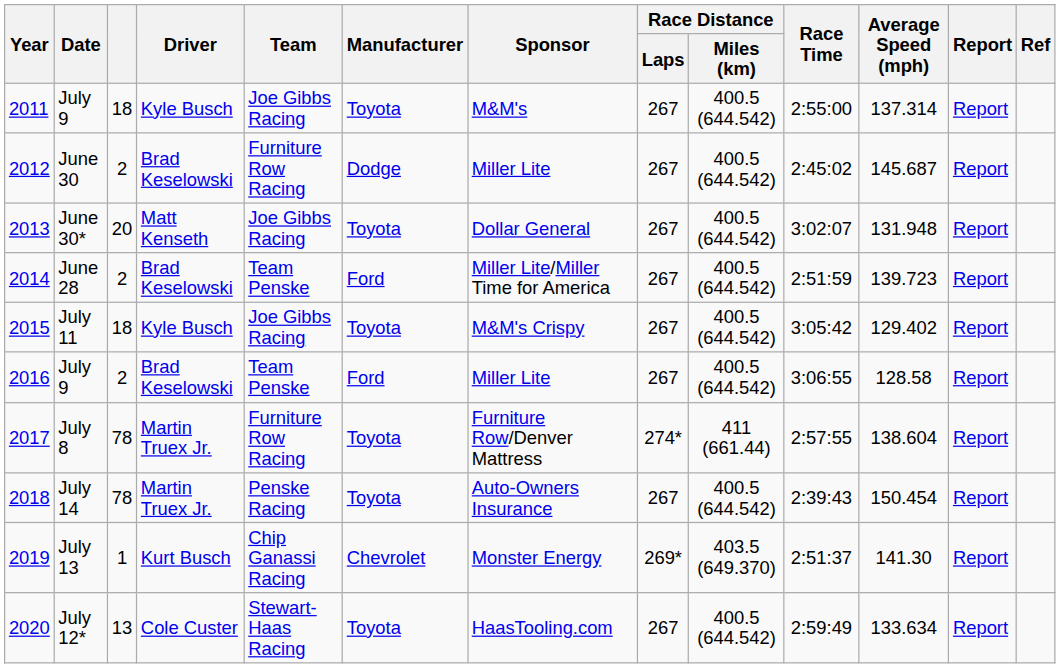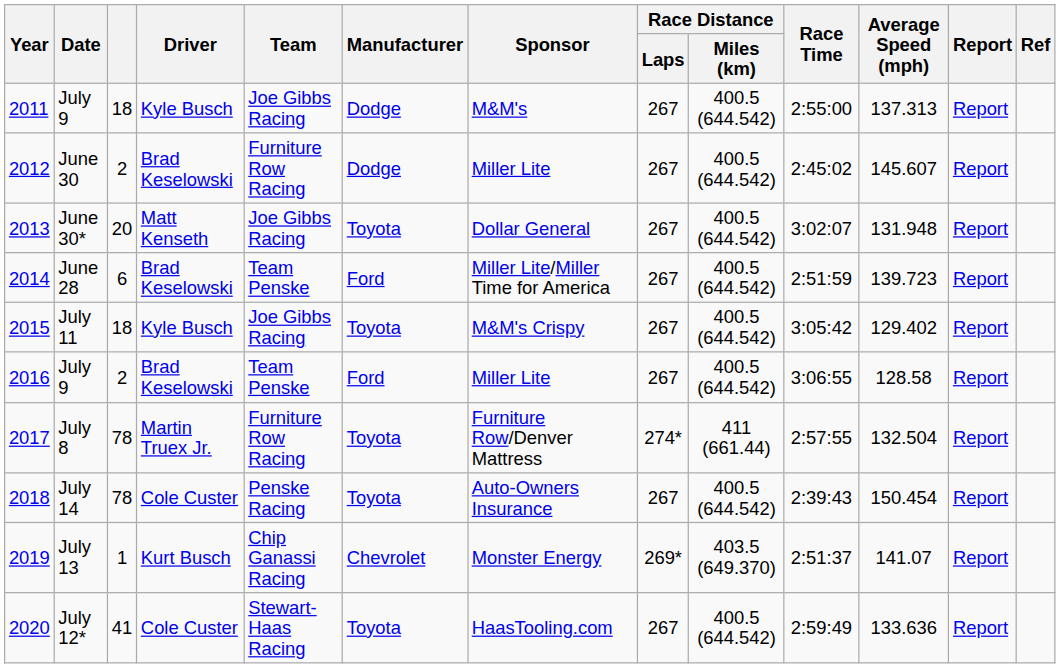(374, 108) Toyota -> (374, 108) Dodge
(904, 108) 137.314 -> (904, 108) 137.313
(904, 168) 145.687 -> (904, 168) 145.607
(122, 278) 2 -> (122, 278) 6
(904, 437) 138.604 -> (904, 437) 132.504
(176, 497) Martin Truex Jr. -> (189, 497) Cole Custer
(904, 557) 141.30 -> (904, 557) 141.07
(122, 628) 13 -> (122, 628) 41
(904, 628) 133.634 -> (904, 628) 133.636
